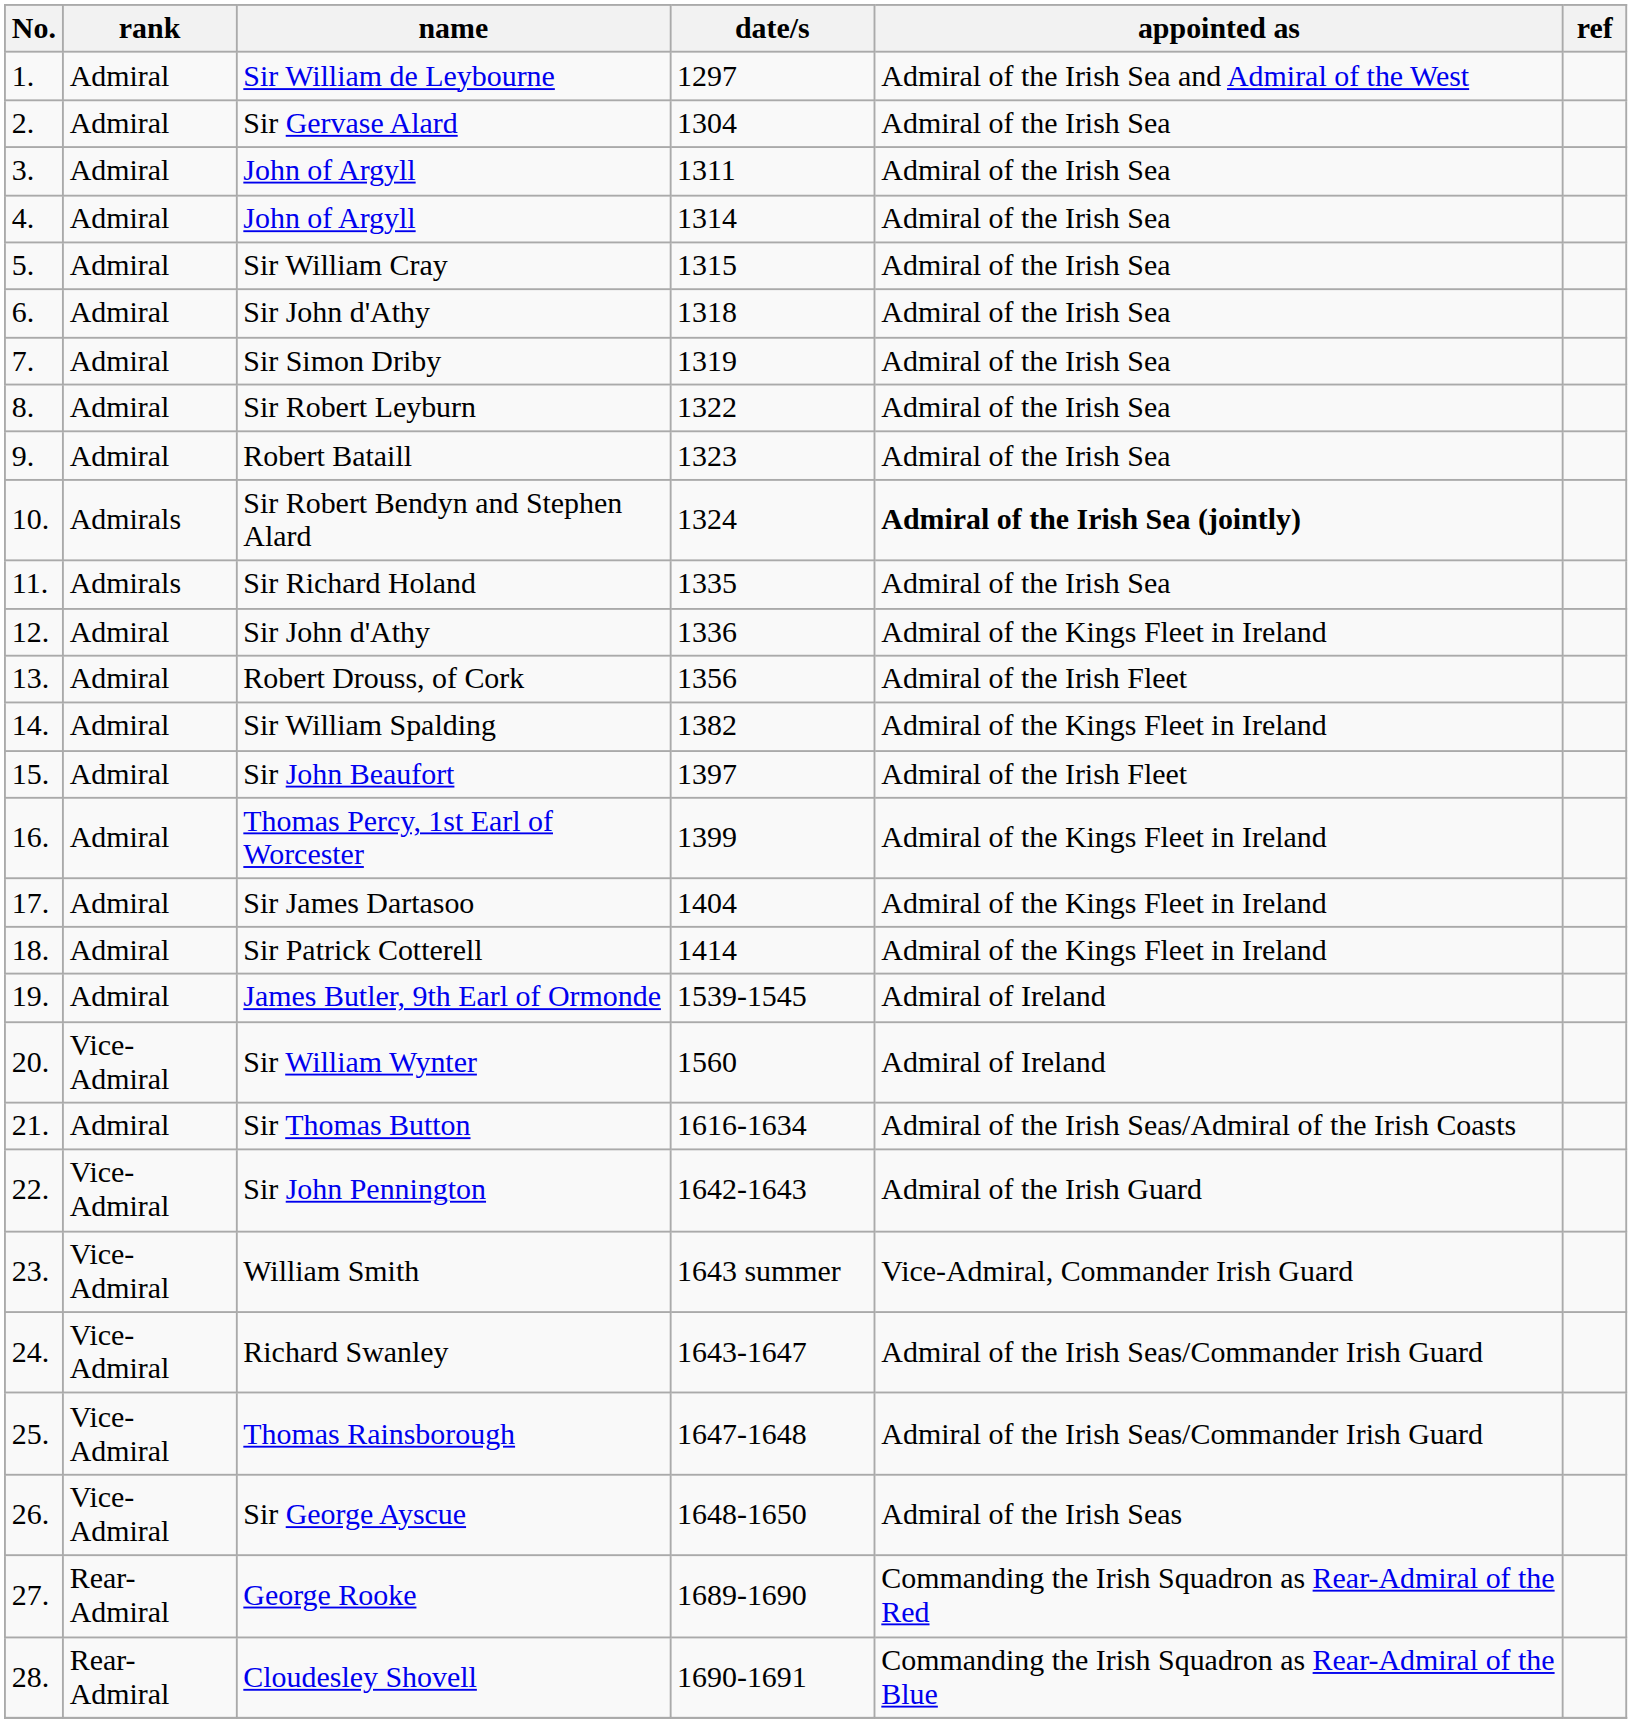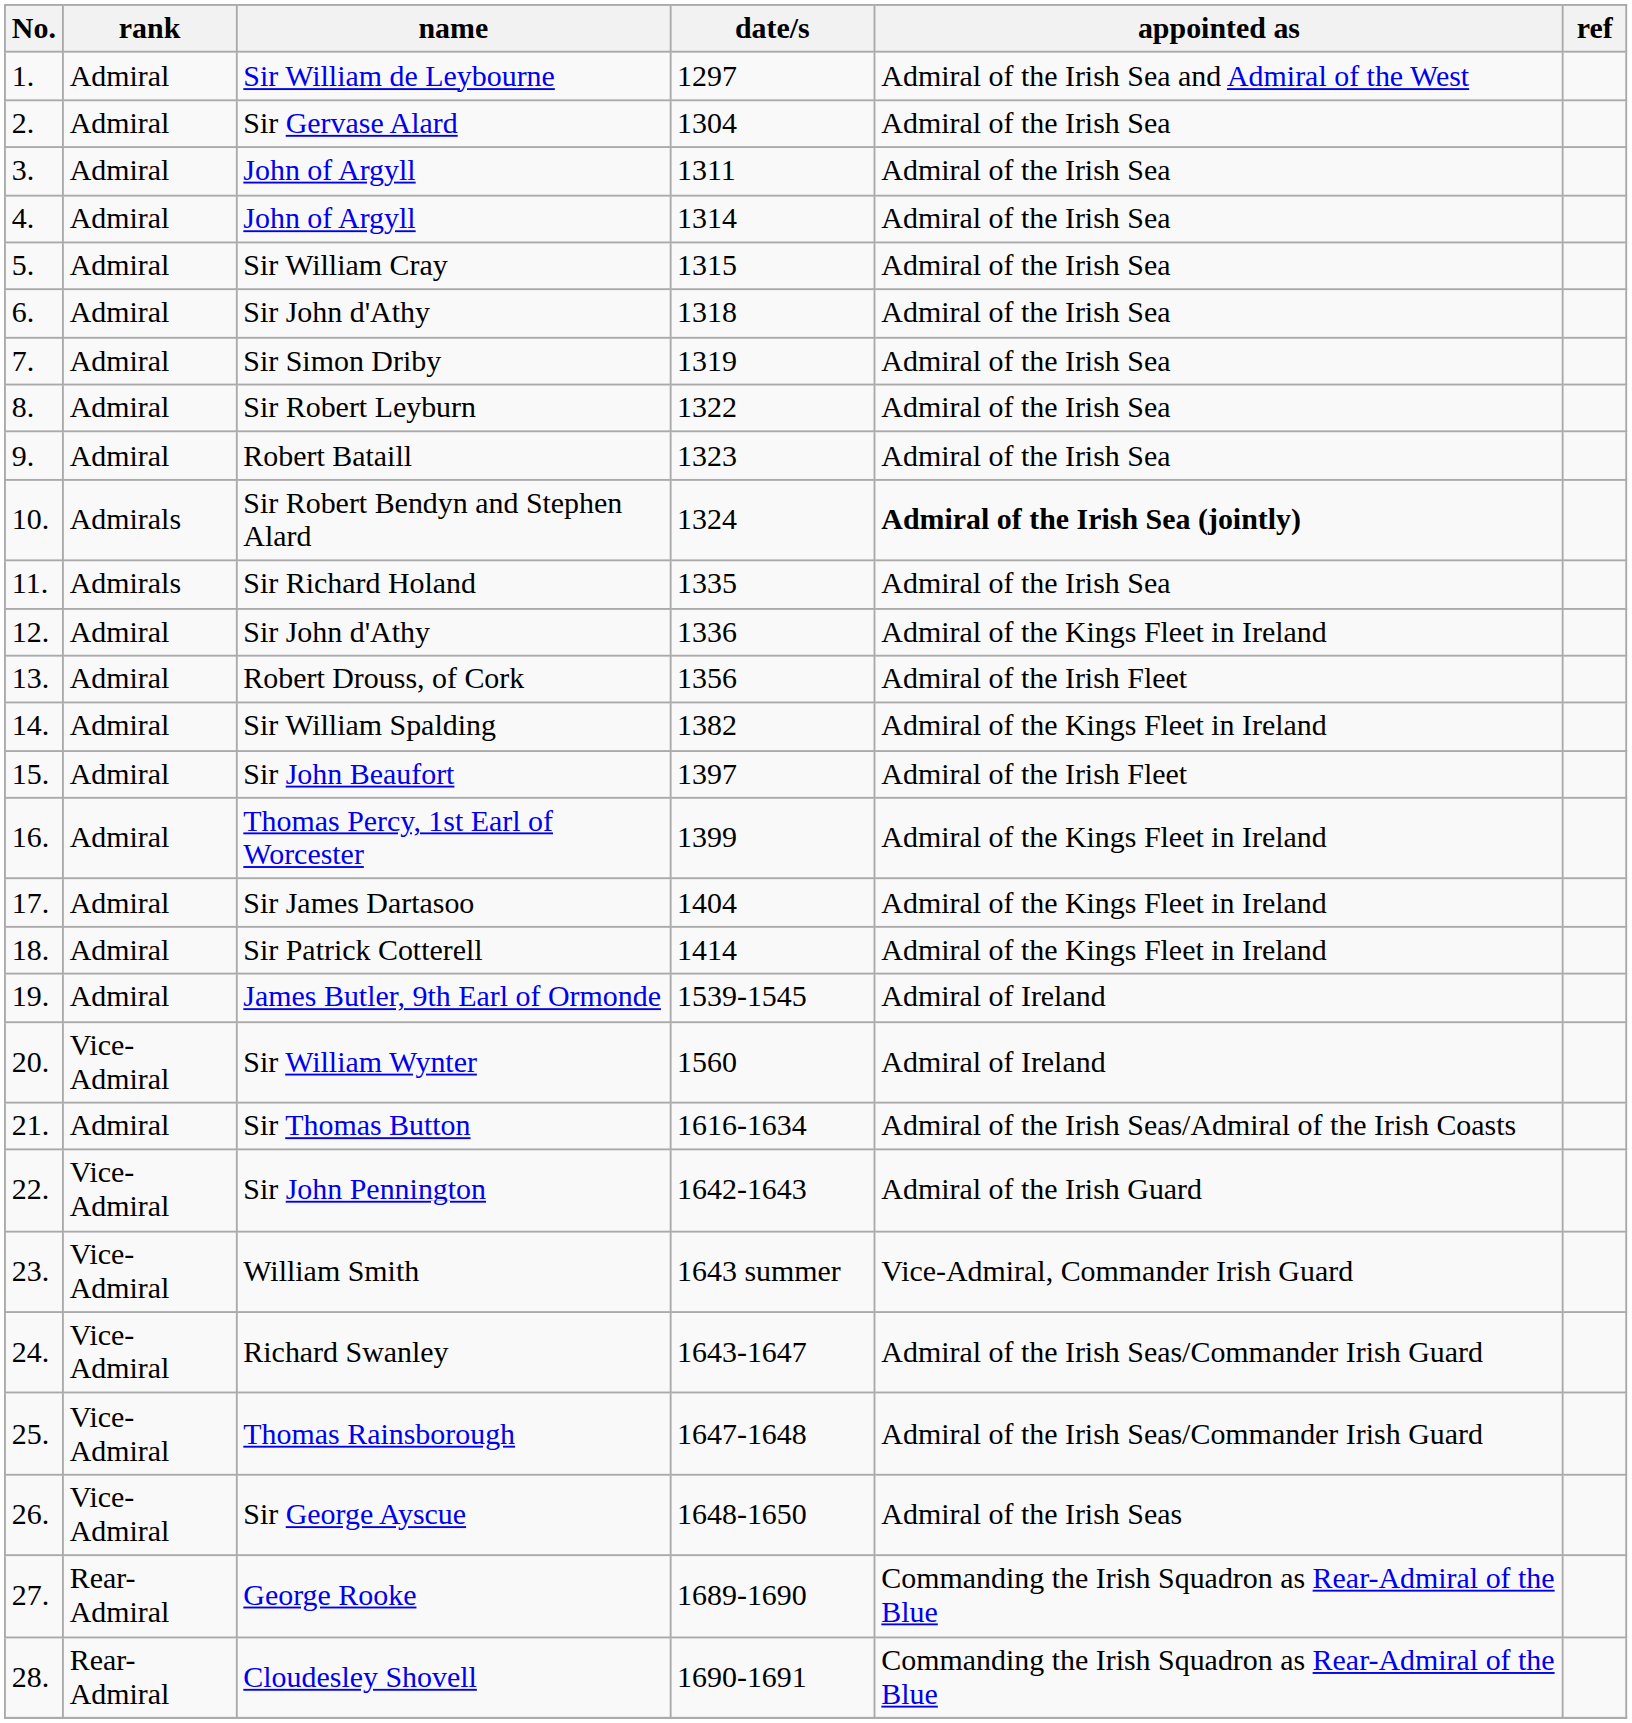(1218, 1595) Commanding the Irish Squadron as Rear-Admiral of the Red -> (1218, 1595) Commanding the Irish Squadron as Rear-Admiral of the Blue
